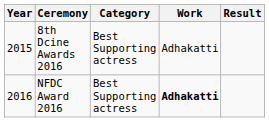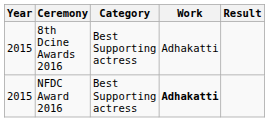(20, 96) 2016 -> (20, 96) 2015
